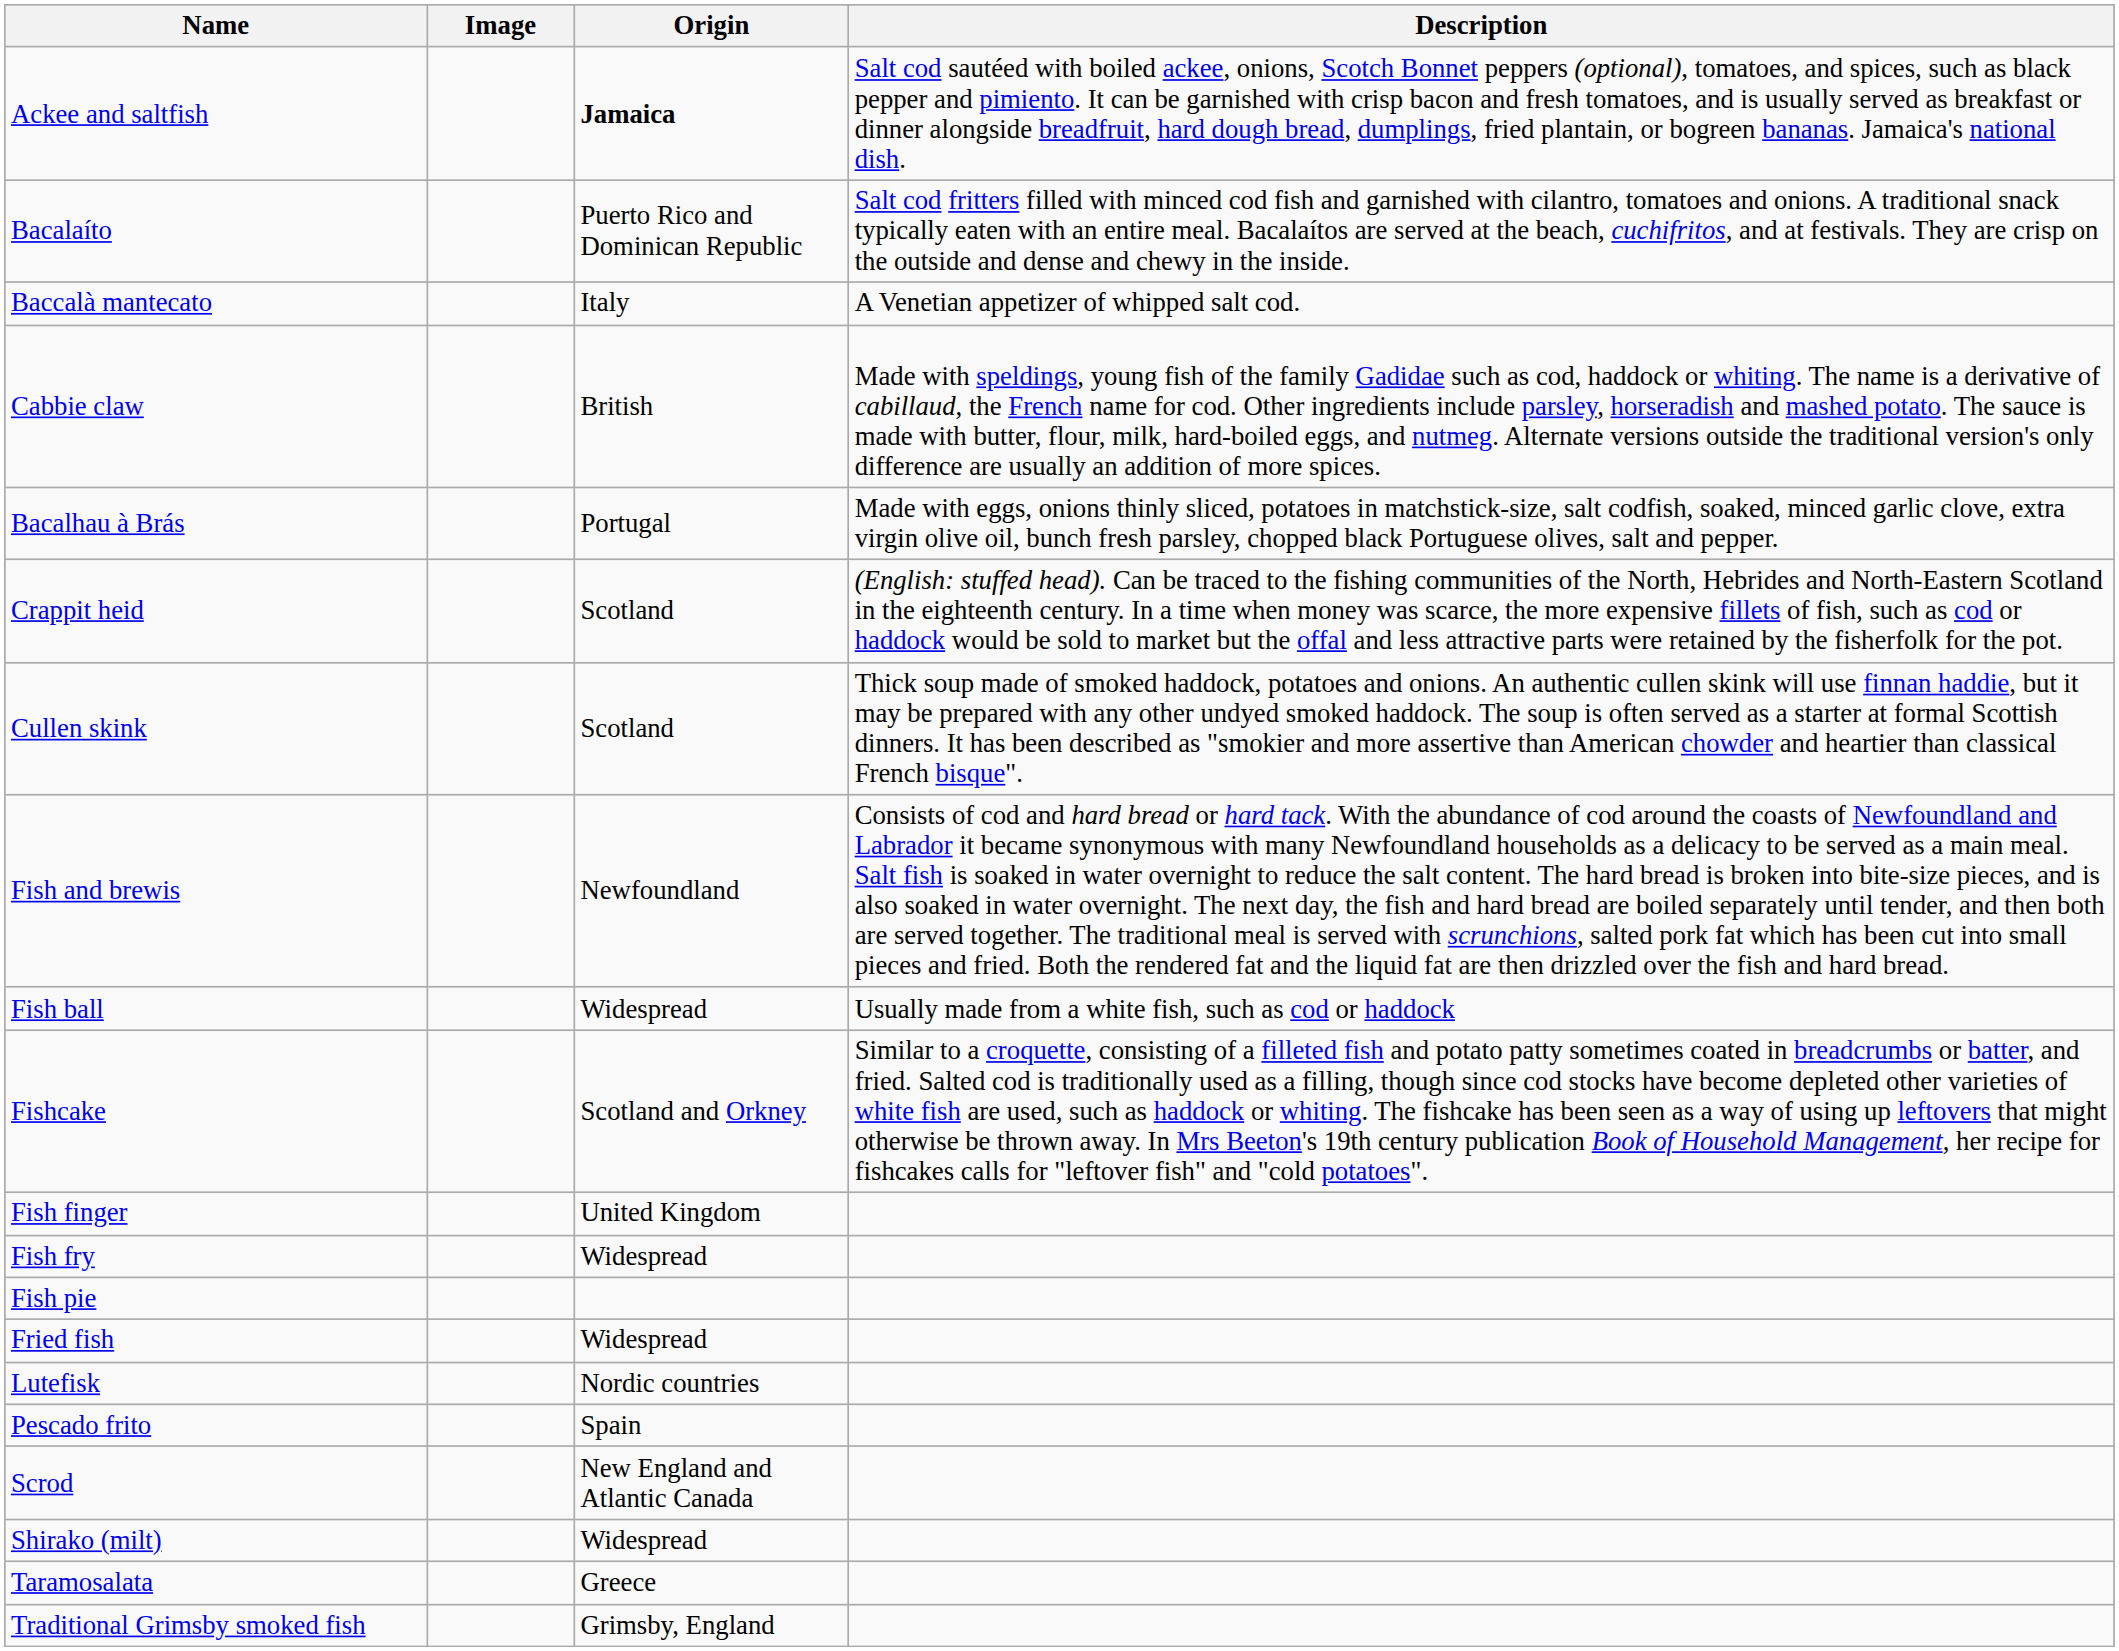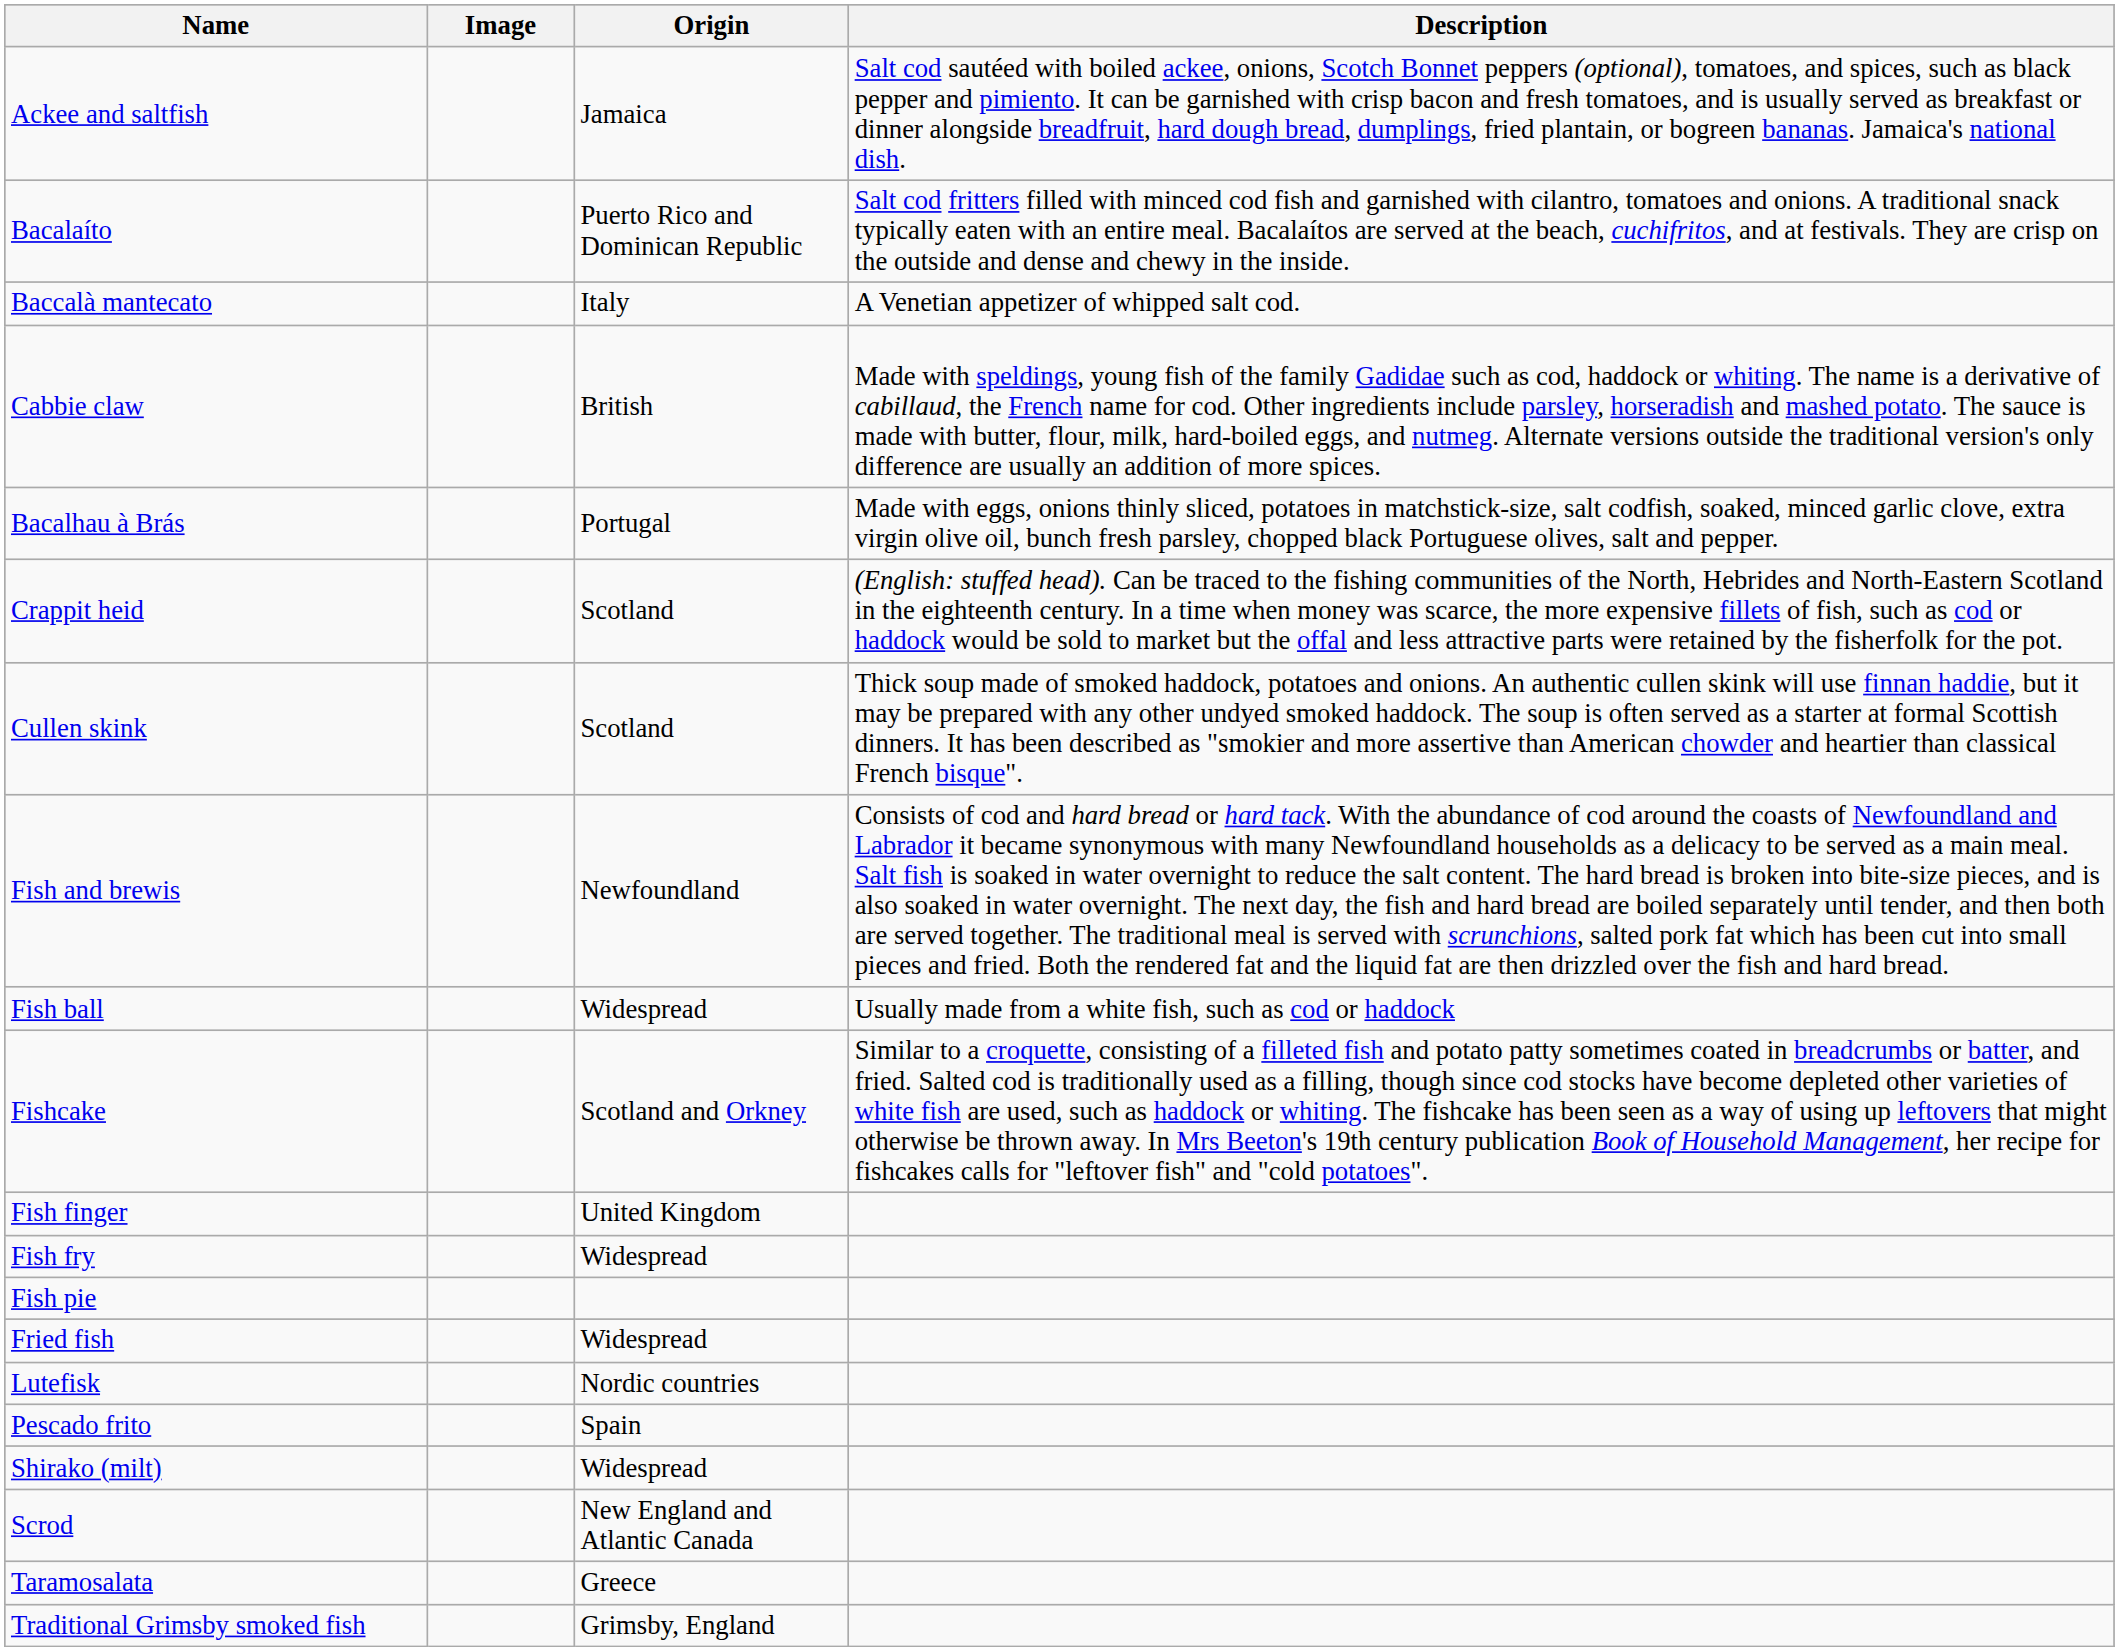(628, 113) bold -> (623, 113) normal
rows swapped: (42, 1482) <-> (86, 1539)
